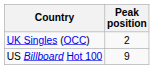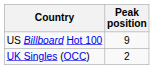rows swapped: (48, 40) <-> (54, 56)
